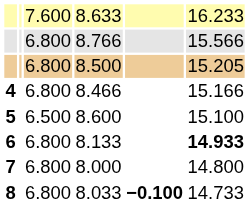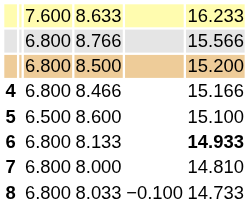(216, 66) 15.205 -> (216, 66) 15.200
(216, 167) 14.800 -> (216, 167) 14.810
(155, 192) bold -> (155, 192) normal
